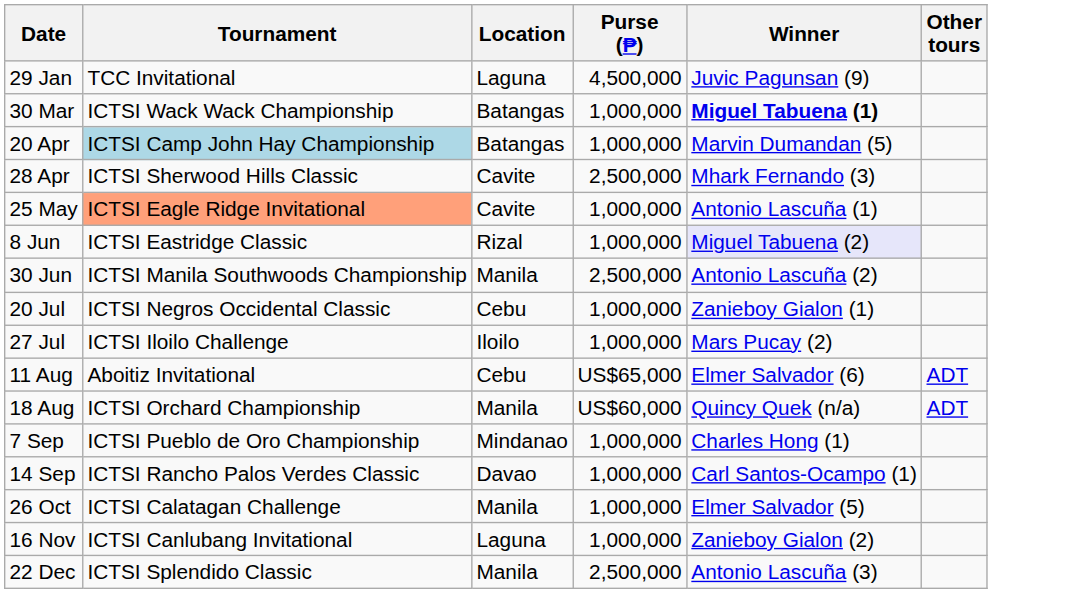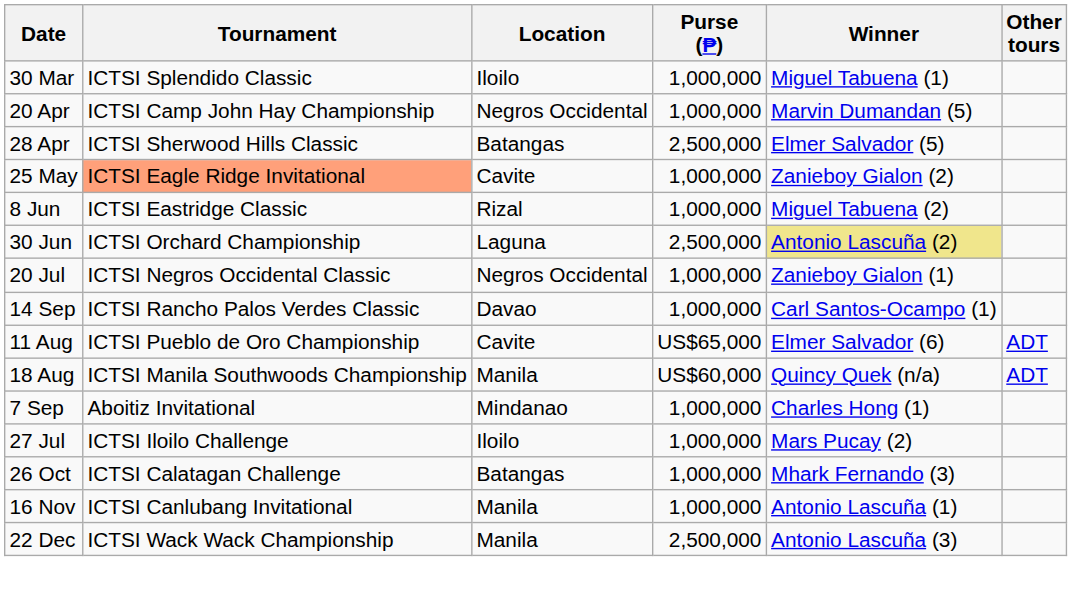- row: (41, 78)
(240, 111) ICTSI Wack Wack Championship -> (200, 78) ICTSI Splendido Classic
(520, 111) Batangas -> (498, 78) Iloilo
(785, 111) bold -> (860, 78) normal
(261, 144) lightblue background -> (261, 111) no background
(520, 144) Batangas -> (562, 111) Negros Occidental
(506, 177) Cavite -> (520, 144) Batangas
(783, 177) Mhark Fernando (3) -> (858, 144) Elmer Salvador (5)
(784, 209) Antonio Lascuña (1) -> (862, 177) Zanieboy Gialon (2)
(780, 242) lavender background -> (860, 209) no background
(277, 275) ICTSI Manila Southwoods Championship -> (224, 242) ICTSI Orchard Championship
(507, 275) Manila -> (511, 242) Laguna
(784, 275) no background -> (864, 242) khaki background
(501, 308) Cebu -> (562, 275) Negros Occidental
rows swapped: (37, 341) <-> (42, 473)
(171, 374) Aboitiz Invitational -> (253, 341) ICTSI Pueblo de Oro Championship
(501, 374) Cebu -> (506, 341) Cavite
(224, 407) ICTSI Orchard Championship -> (277, 374) ICTSI Manila Southwoods Championship
(253, 440) ICTSI Pueblo de Oro Championship -> (171, 407) Aboitiz Invitational
(507, 506) Manila -> (520, 473) Batangas
(778, 506) Elmer Salvador (5) -> (863, 473) Mhark Fernando (3)
(511, 539) Laguna -> (507, 506) Manila
(783, 539) Zanieboy Gialon (2) -> (864, 506) Antonio Lascuña (1)
(200, 572) ICTSI Splendido Classic -> (240, 539) ICTSI Wack Wack Championship
